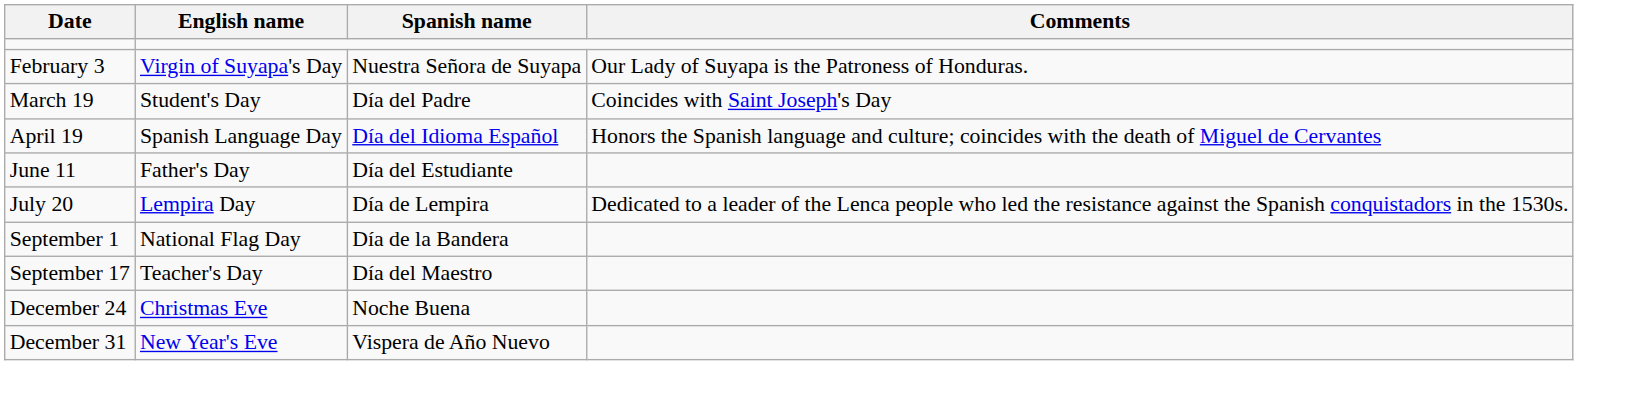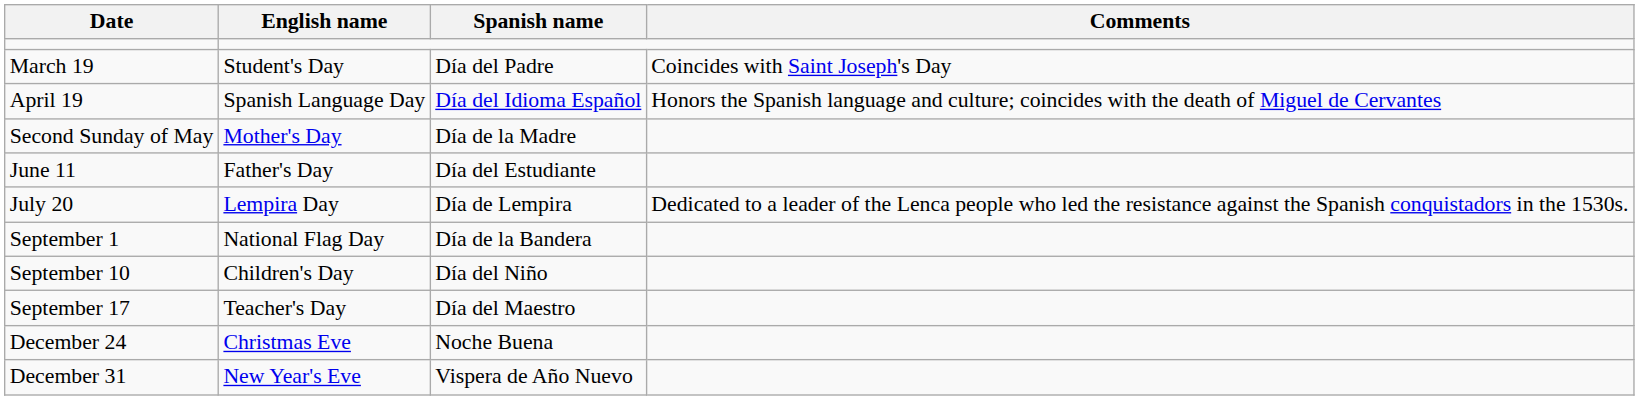- row: (57, 66)
+ row: (112, 135)
+ row: (70, 273)
